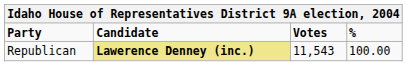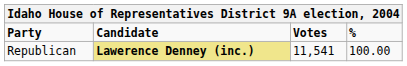(314, 51) 11,543 -> (314, 51) 11,541
